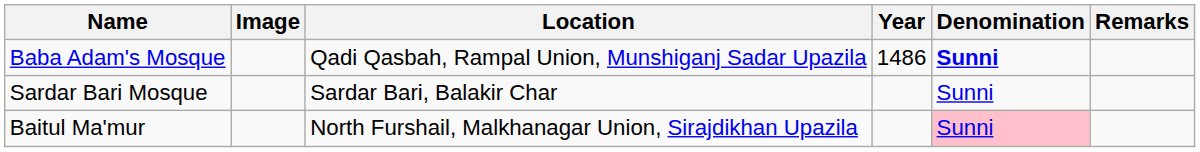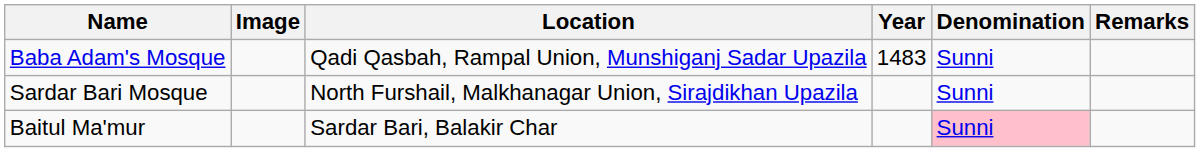(902, 57) 1486 -> (902, 57) 1483
(967, 57) bold -> (965, 57) normal
(434, 92) Sardar Bari, Balakir Char -> (584, 92) North Furshail, Malkhanagar Union, Sirajdikhan Upazila
(584, 127) North Furshail, Malkhanagar Union, Sirajdikhan Upazila -> (434, 127) Sardar Bari, Balakir Char
